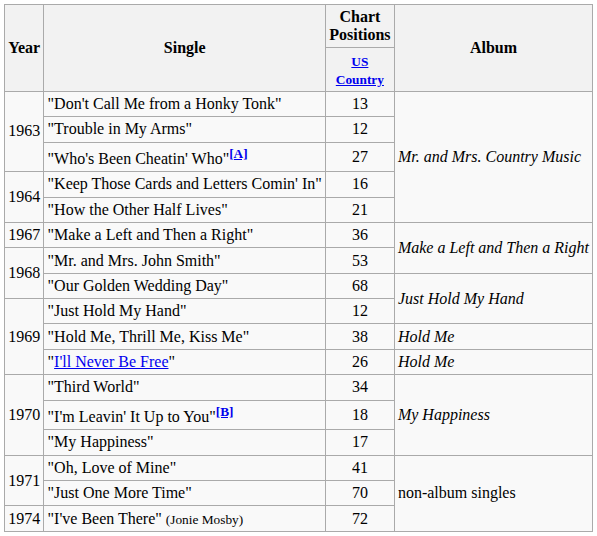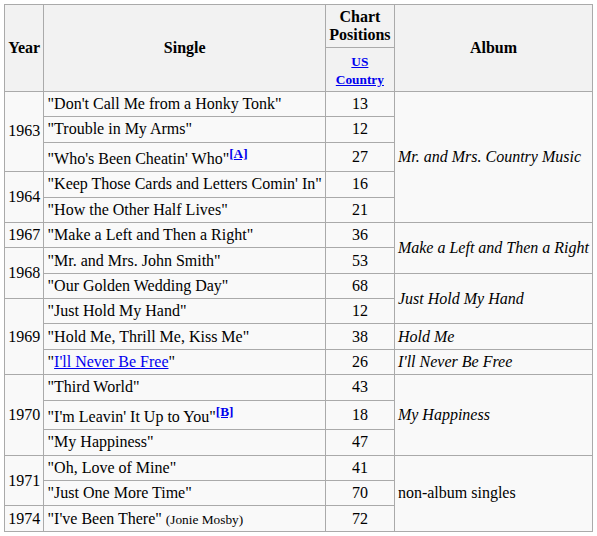(426, 362) Hold Me -> (455, 362) I'll Never Be Free
(360, 387) 34 -> (360, 387) 43
(360, 442) 17 -> (360, 442) 47
